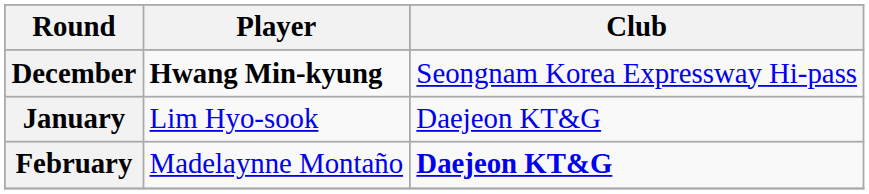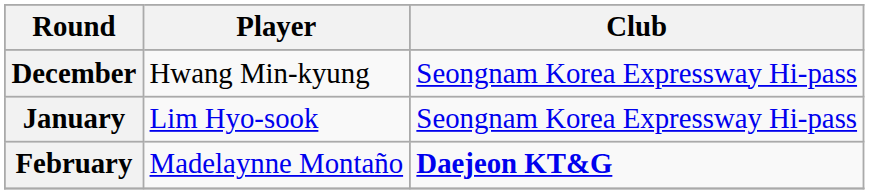(266, 73) bold -> (260, 73) normal
(509, 118) Daejeon KT&G -> (637, 118) Seongnam Korea Expressway Hi-pass
